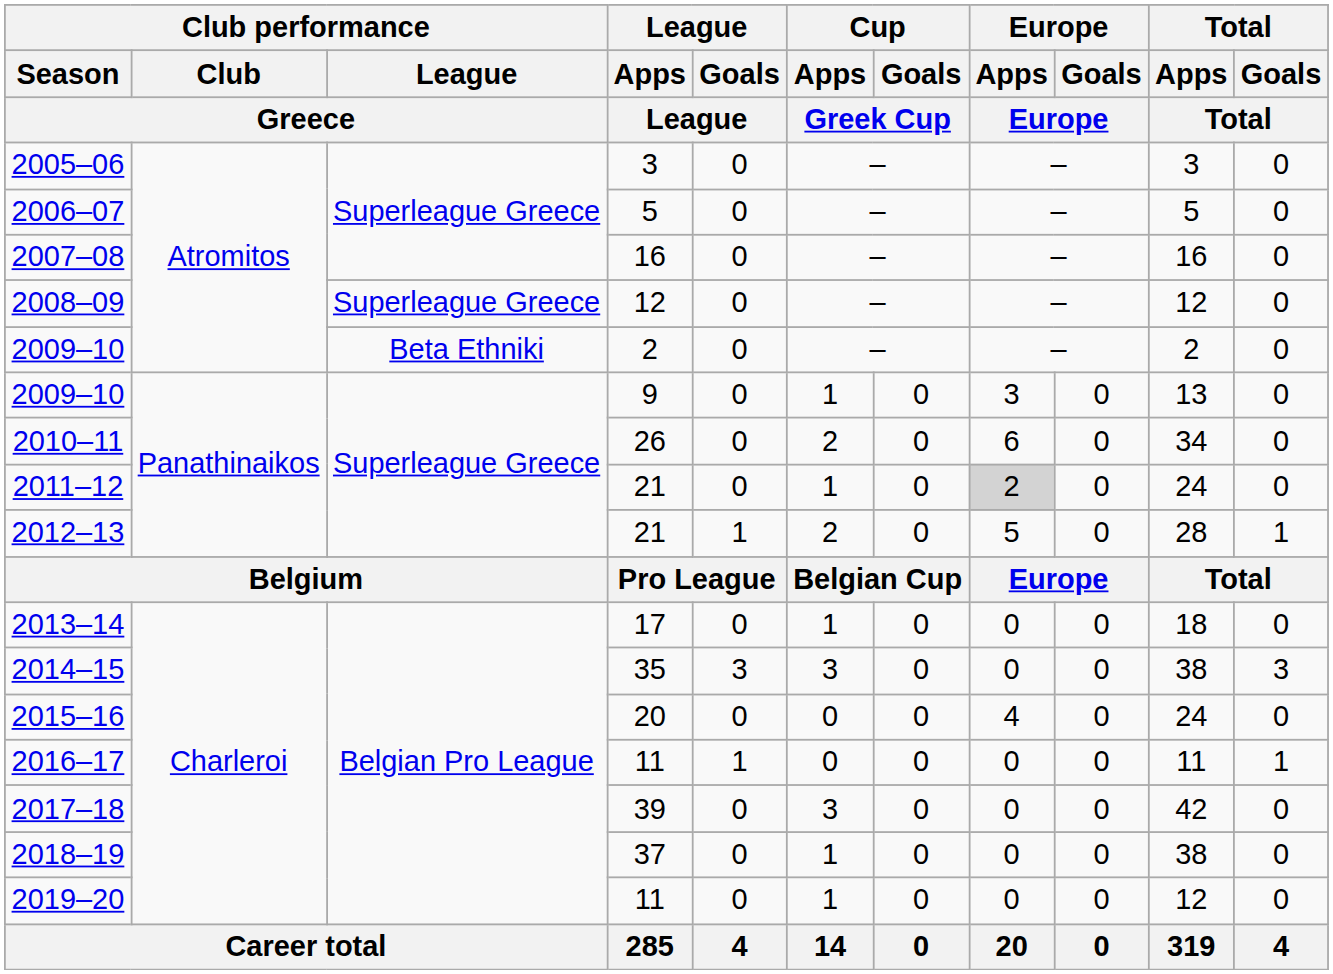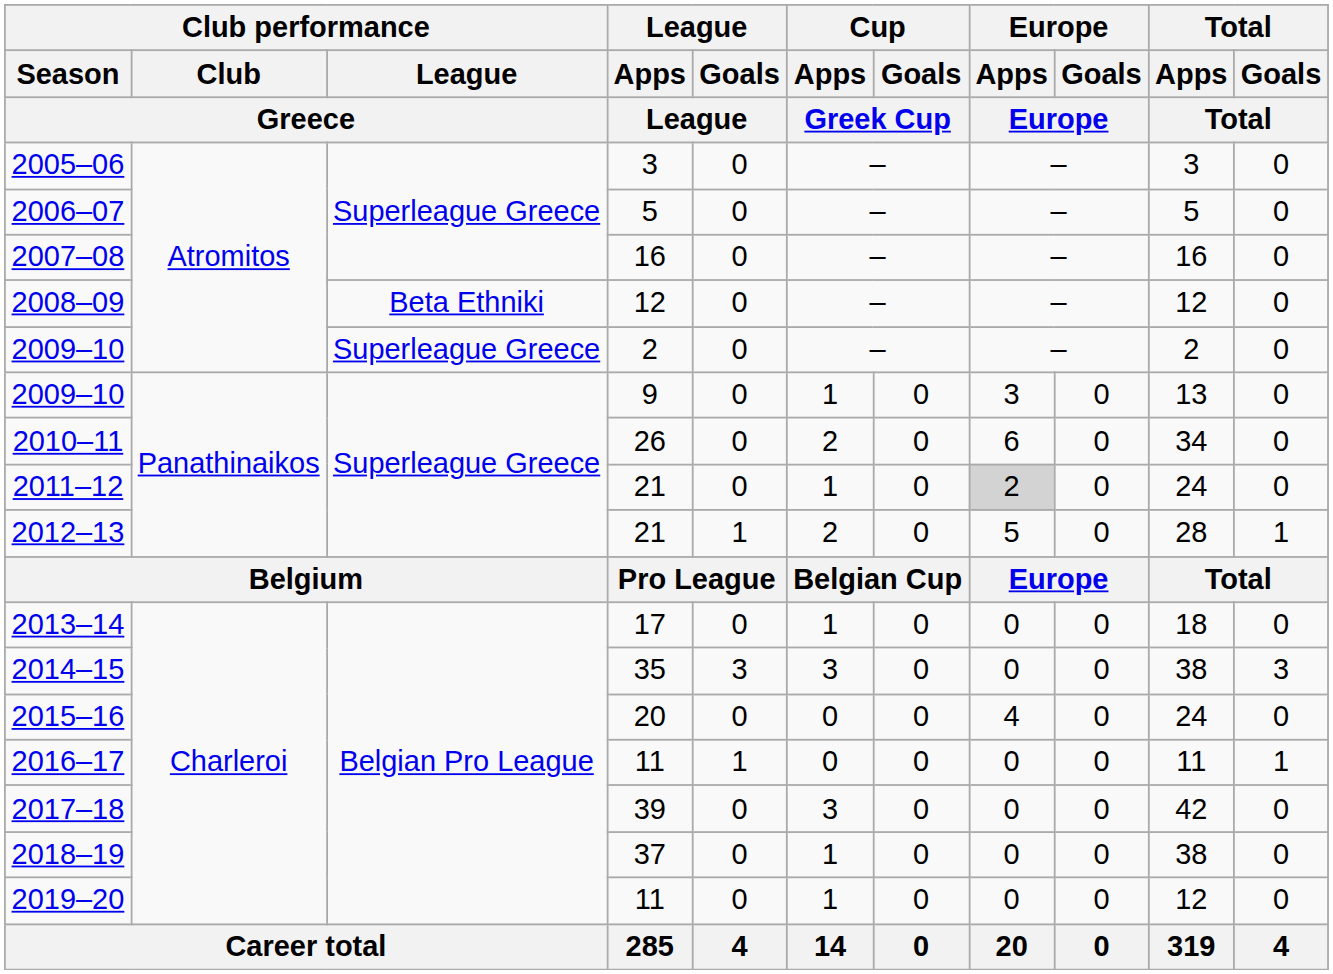(467, 303) Superleague Greece -> (467, 303) Beta Ethniki
(467, 348) Beta Ethniki -> (467, 348) Superleague Greece
